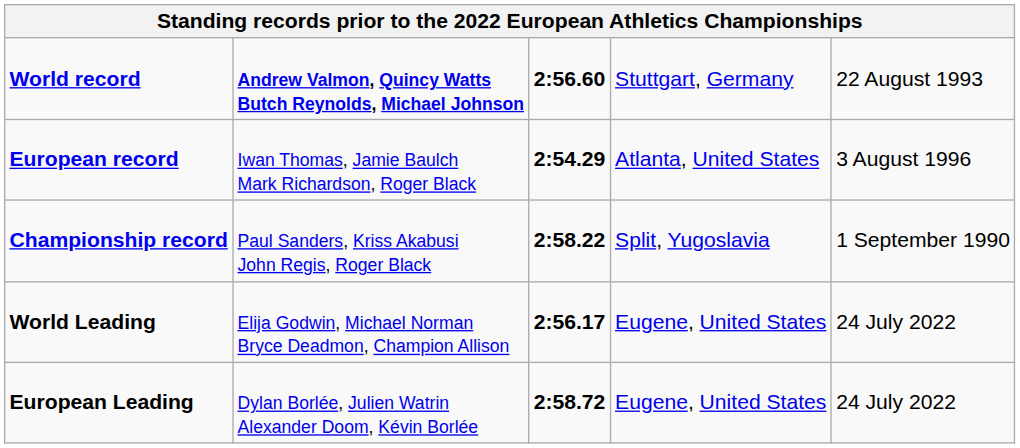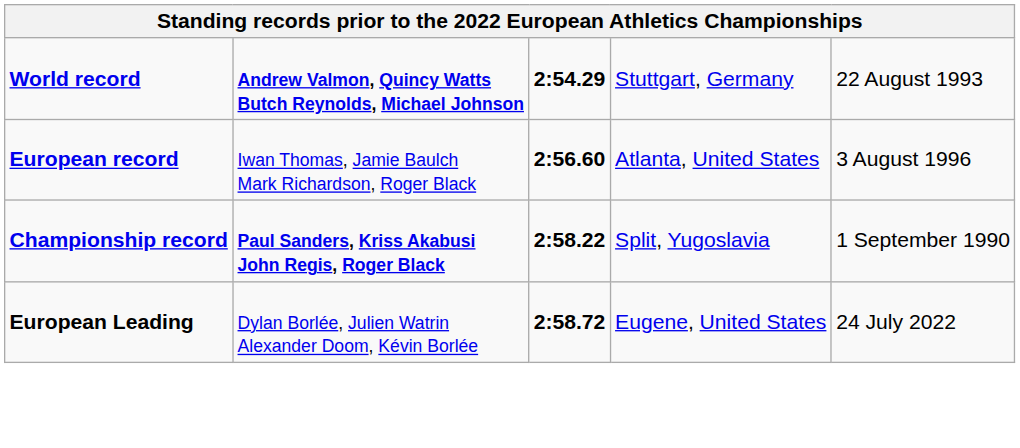(570, 78) 2:56.60 -> (570, 78) 2:54.29
(570, 159) 2:54.29 -> (570, 159) 2:56.60
(348, 253) normal -> (357, 252) bold
- row: (83, 321)
